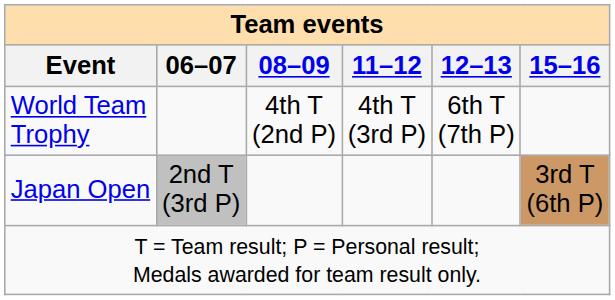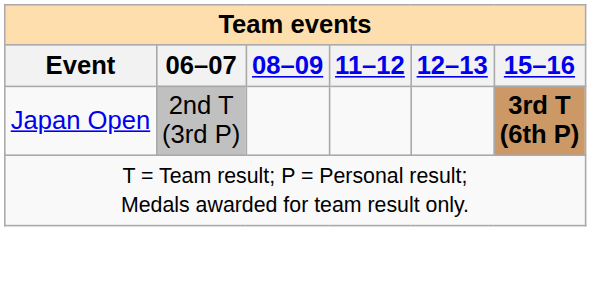- row: (79, 120)
(565, 189) normal -> (539, 120) bold
